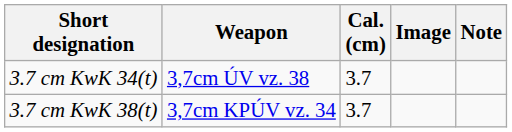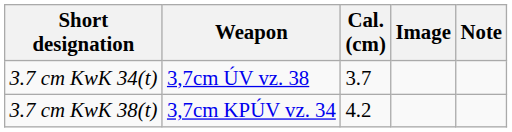(358, 110) 3.7 -> (358, 110) 4.2
